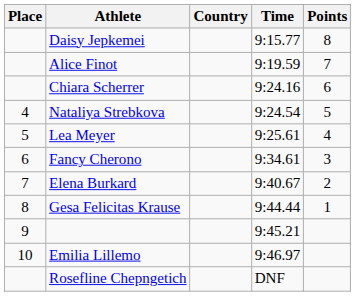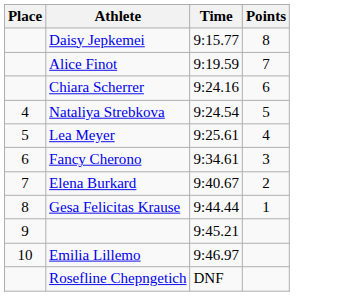- column: (221, 16)
